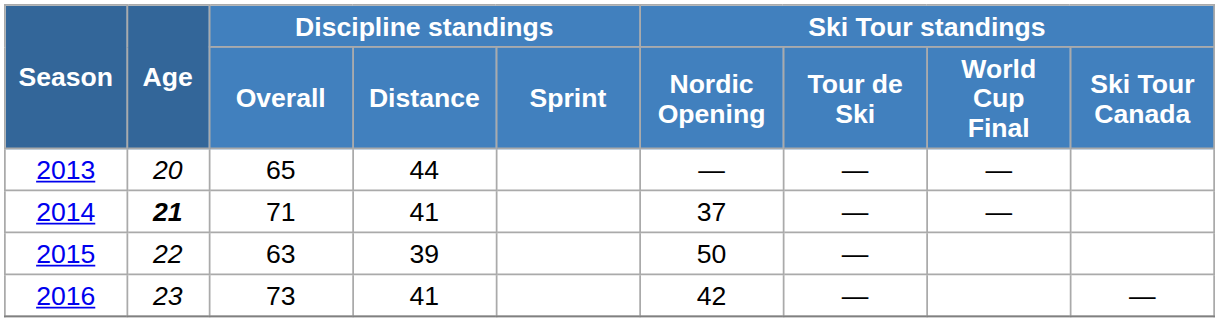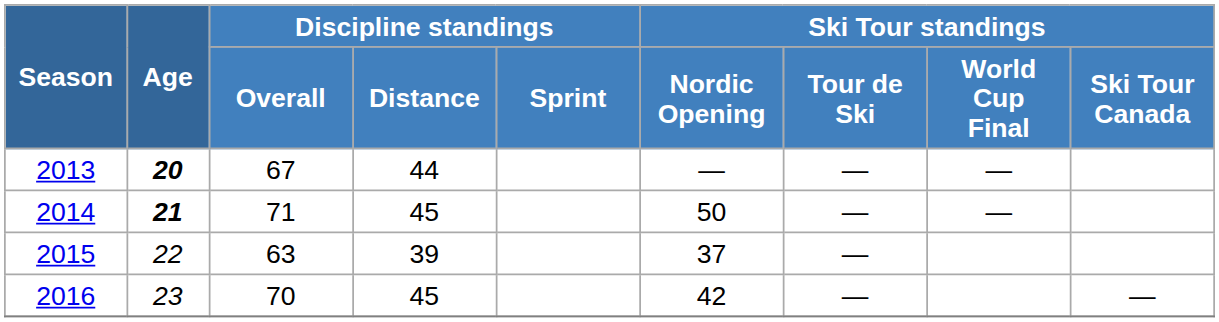(168, 170) normal -> (168, 170) bold
(281, 170) 65 -> (281, 170) 67
(424, 212) 41 -> (424, 212) 45
(712, 212) 37 -> (712, 212) 50
(712, 254) 50 -> (712, 254) 37
(281, 296) 73 -> (281, 296) 70
(424, 296) 41 -> (424, 296) 45
